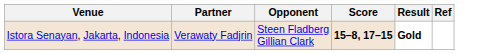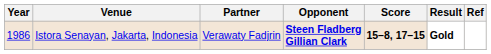+ column: (19, 13)
(293, 36) normal -> (324, 36) bold
